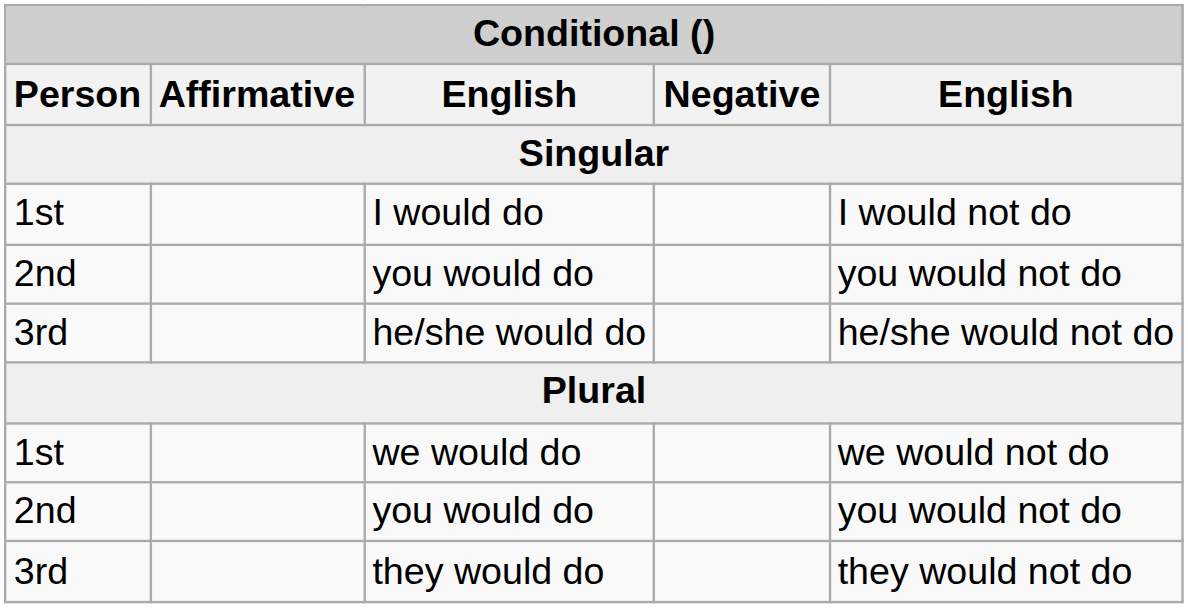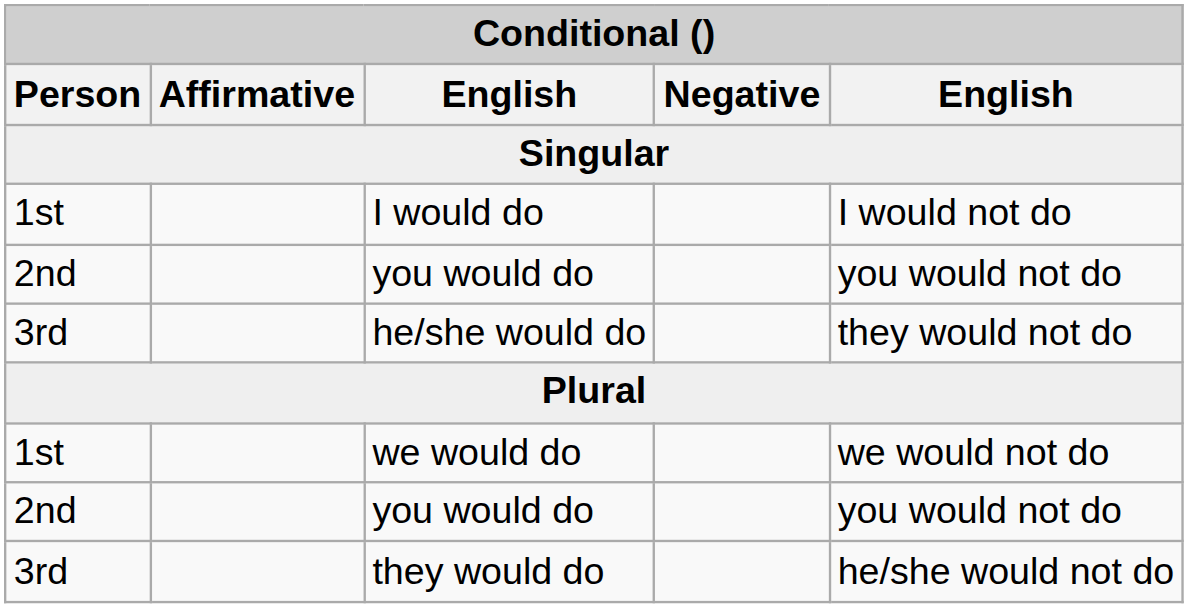(1006, 332) he/she would not do -> (985, 332) they would not do
(985, 570) they would not do -> (1006, 570) he/she would not do
